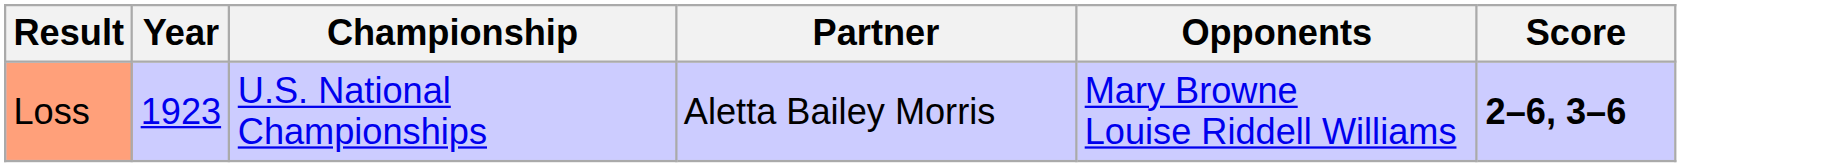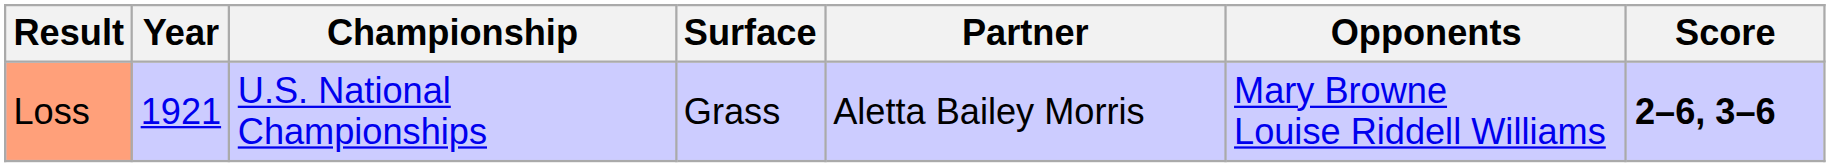+ column: (750, 33)
(181, 110) 1923 -> (181, 110) 1921
